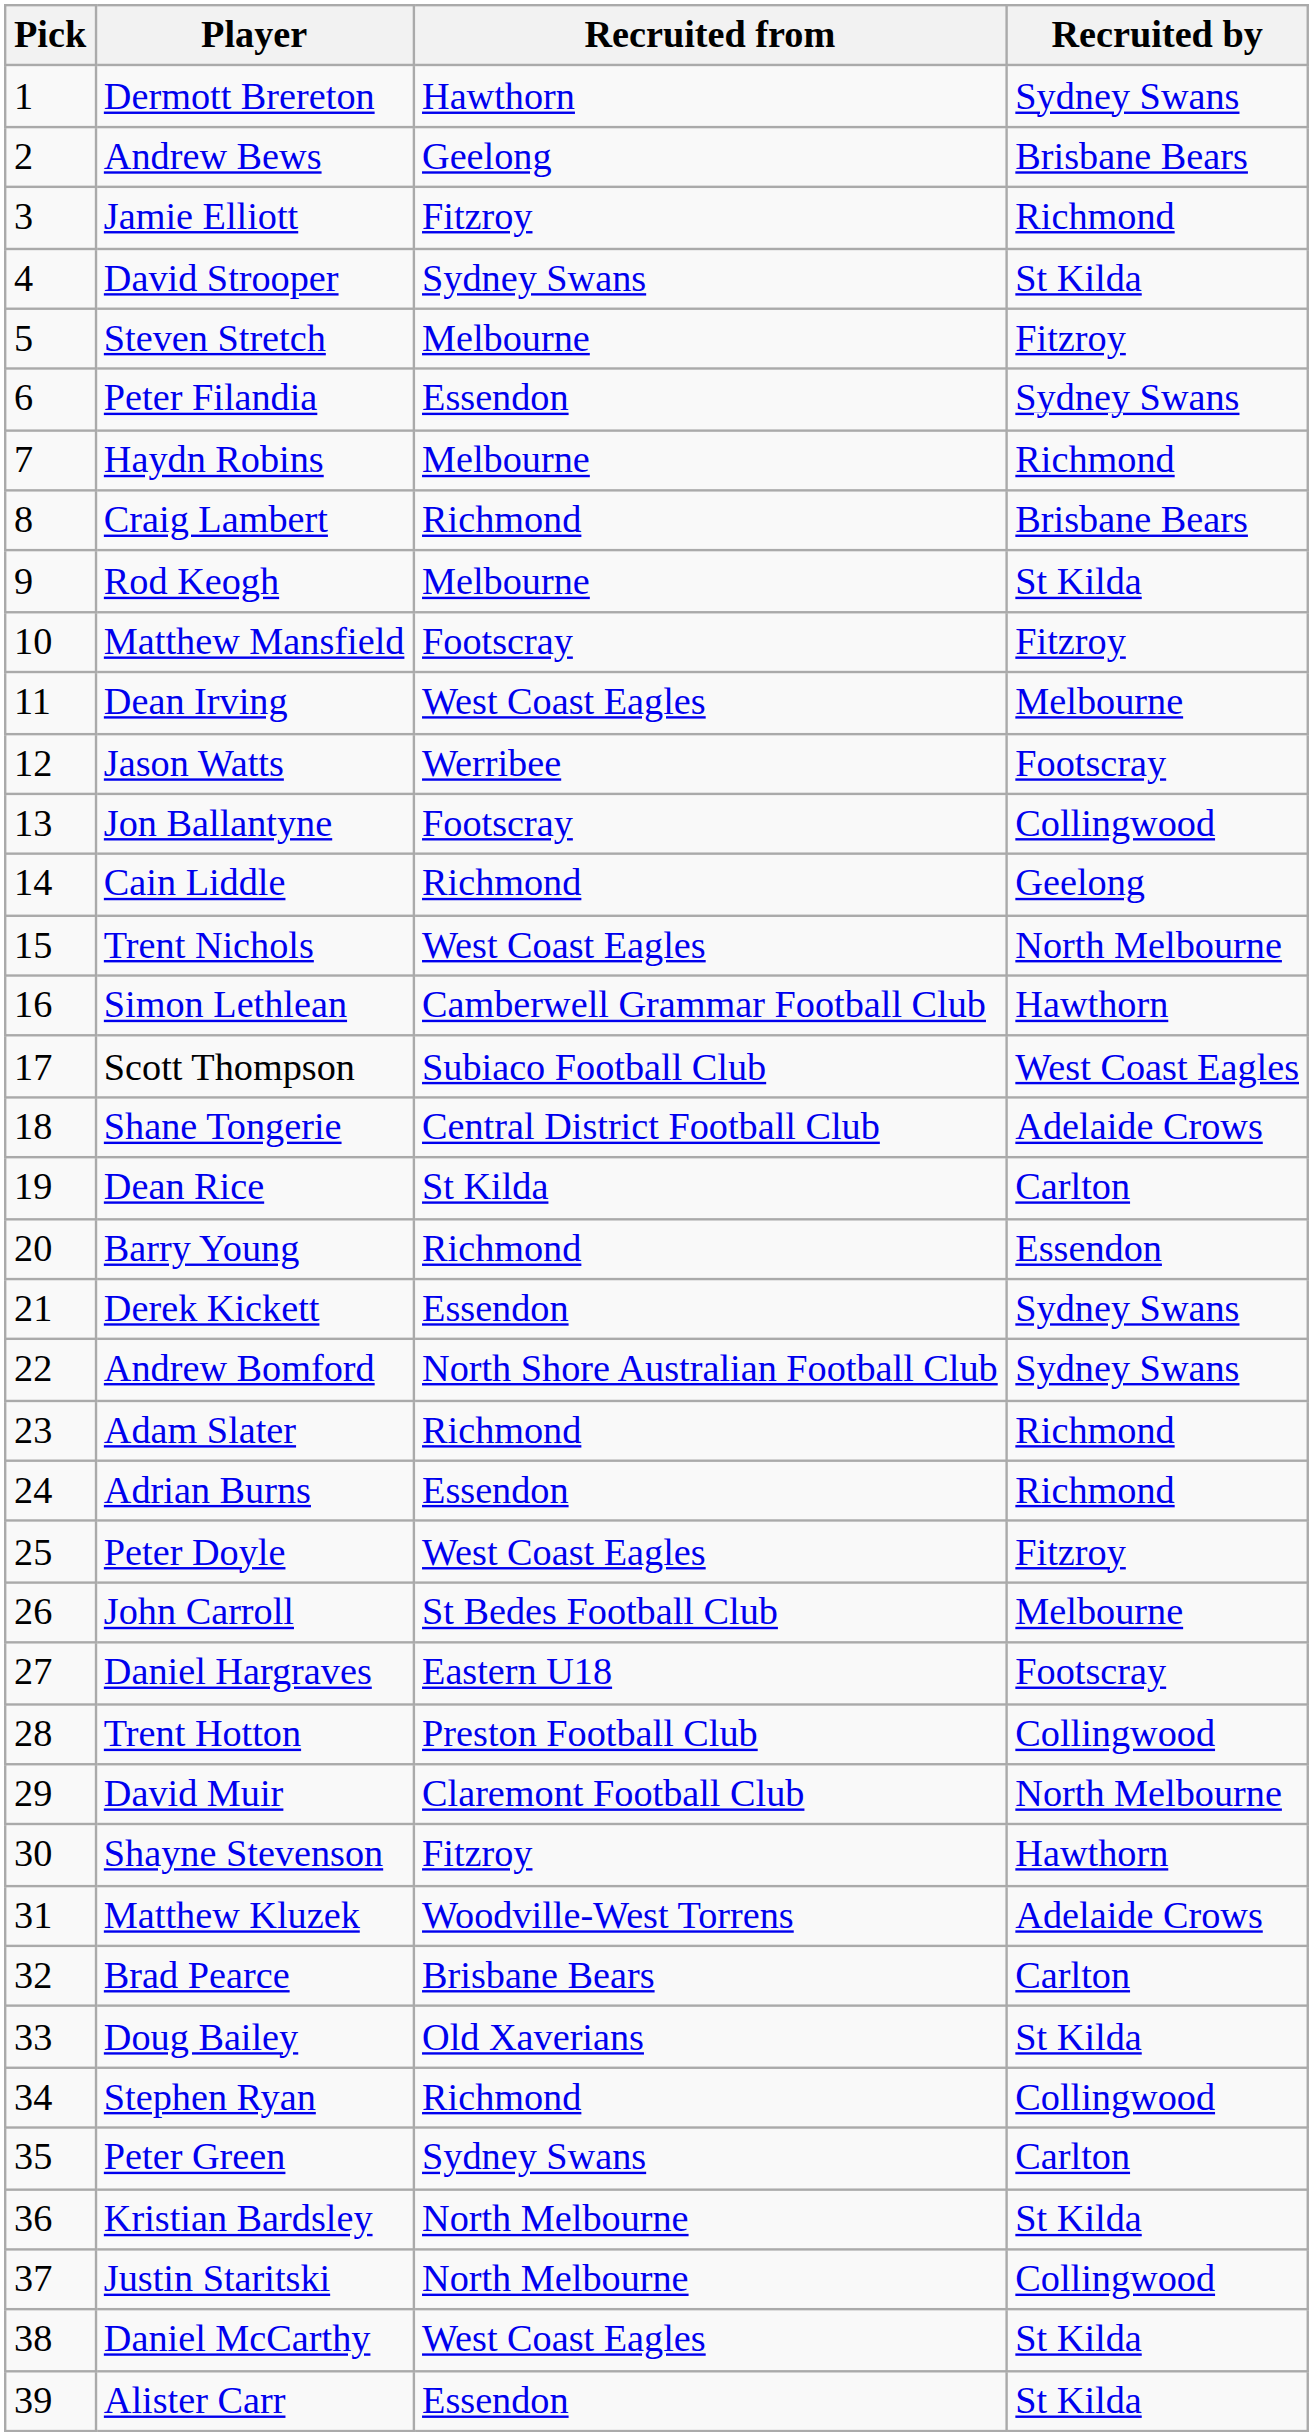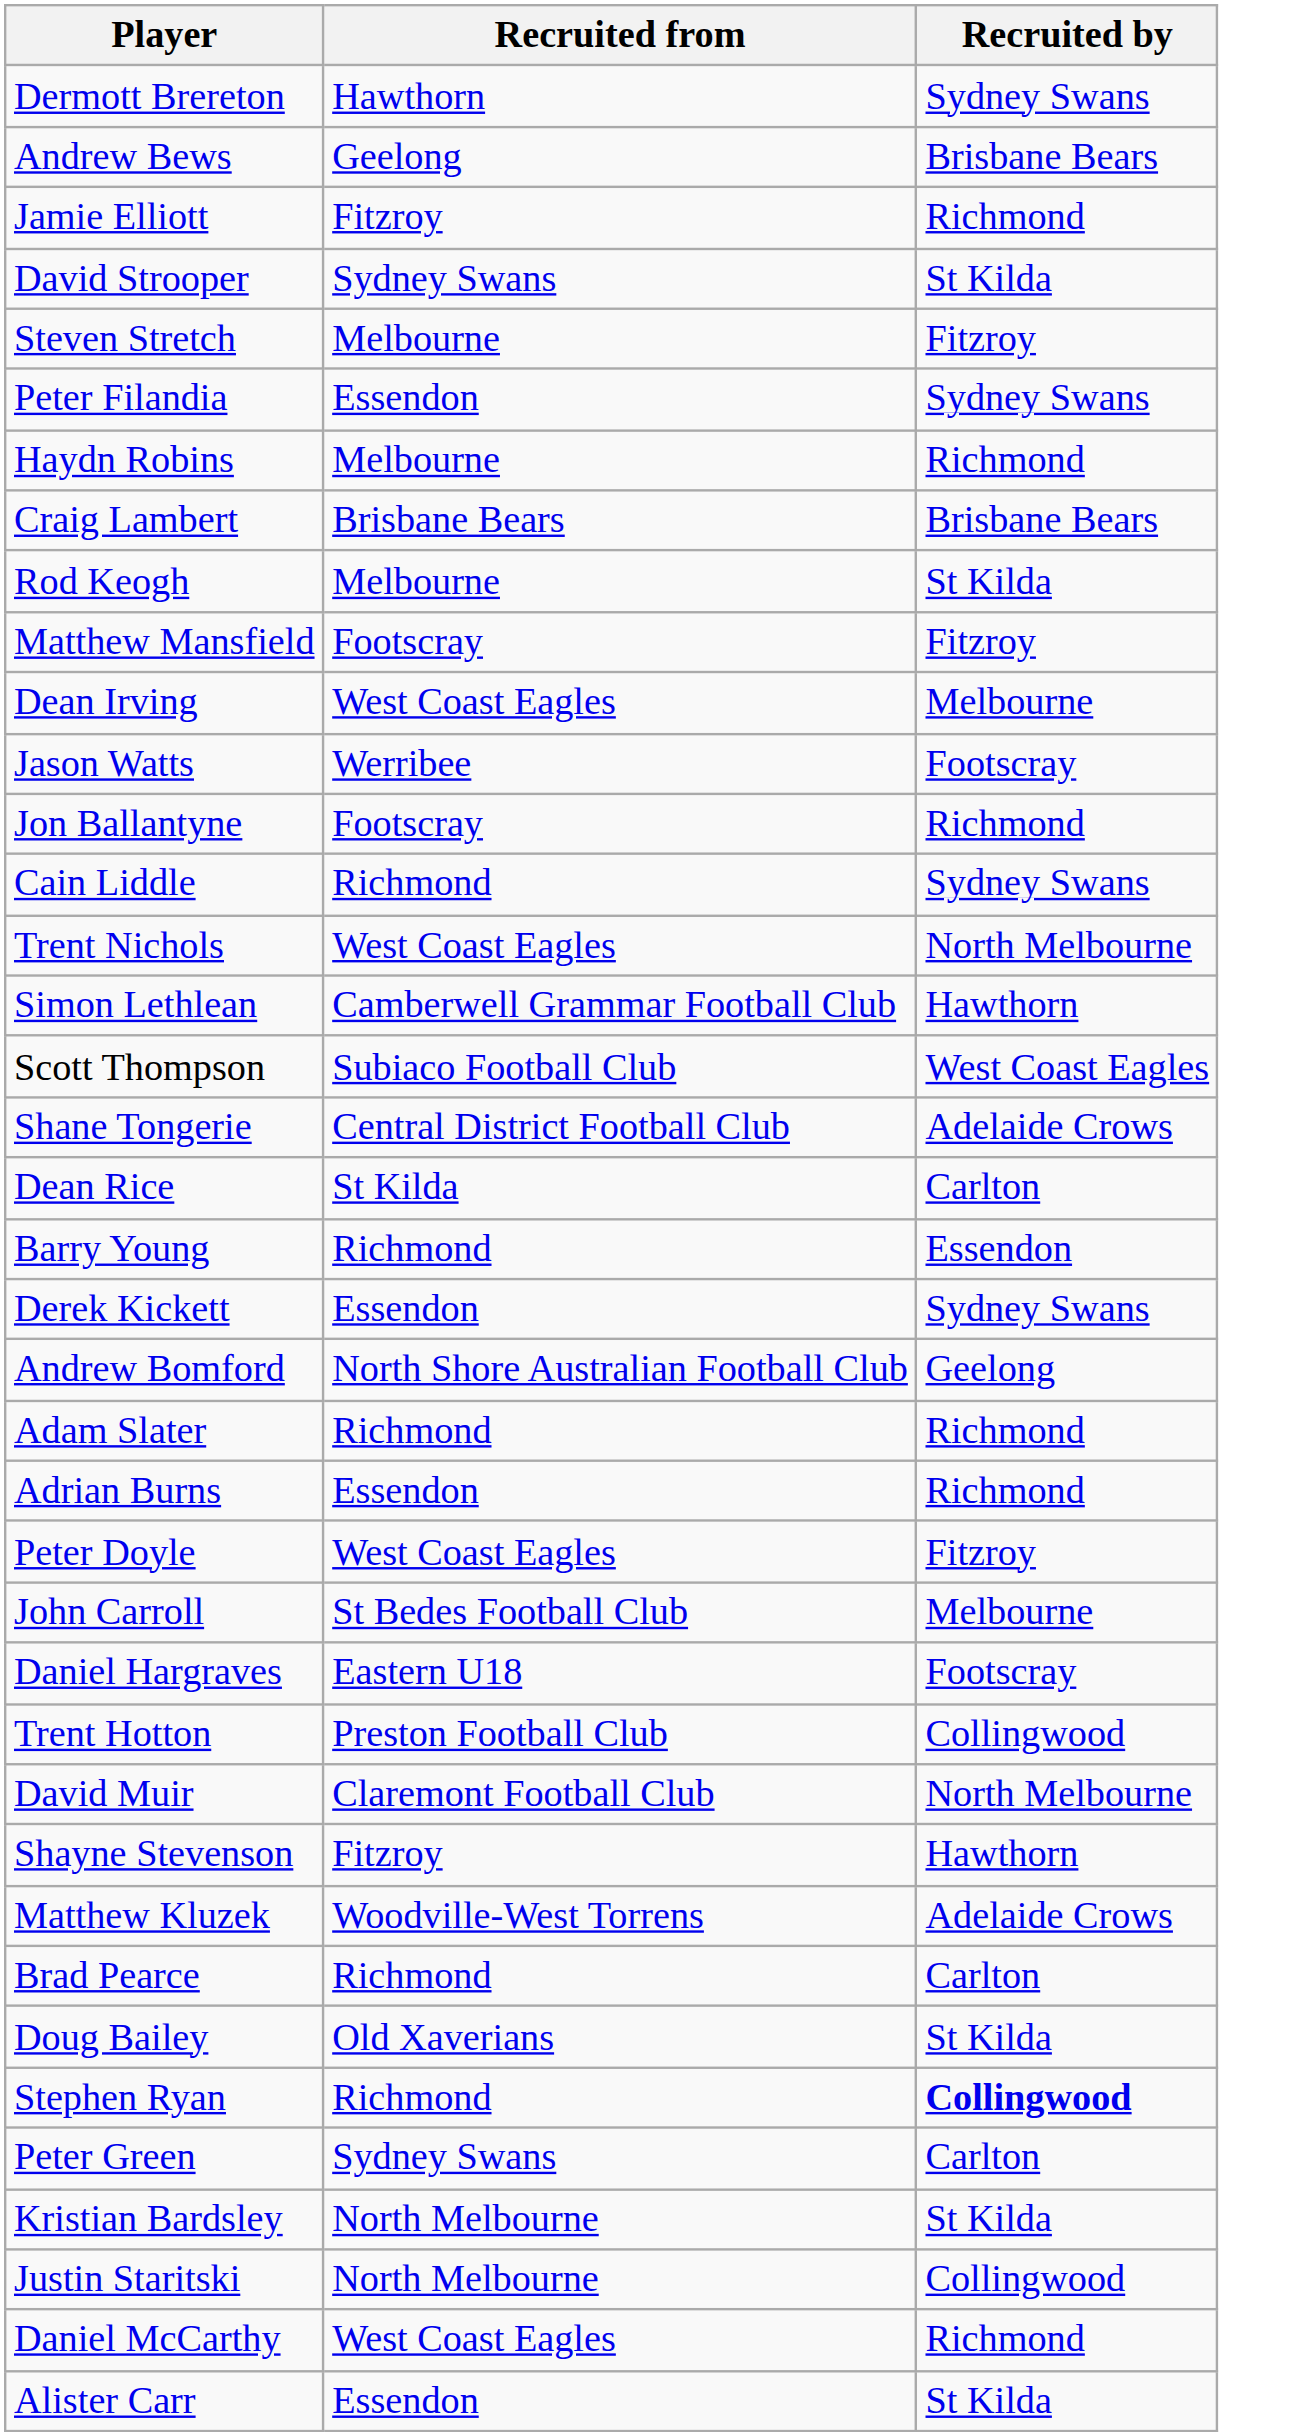- column: (50, 34)
(502, 519) Richmond -> (448, 519) Brisbane Bears
(1115, 823) Collingwood -> (1005, 823) Richmond
(1080, 883) Geelong -> (1038, 883) Sydney Swans
(1127, 1369) Sydney Swans -> (990, 1369) Geelong
(538, 1975) Brisbane Bears -> (412, 1975) Richmond
(1115, 2096) normal -> (1029, 2096) bold
(1079, 2339) St Kilda -> (1005, 2339) Richmond
